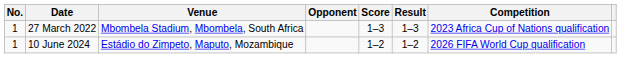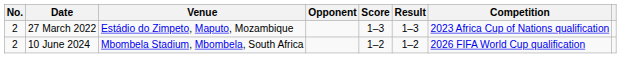(15, 28) 1 -> (15, 28) 2
(202, 28) Mbombela Stadium, Mbombela, South Africa -> (197, 28) Estádio do Zimpeto, Maputo, Mozambique
(15, 45) 1 -> (15, 45) 2
(197, 45) Estádio do Zimpeto, Maputo, Mozambique -> (202, 45) Mbombela Stadium, Mbombela, South Africa
